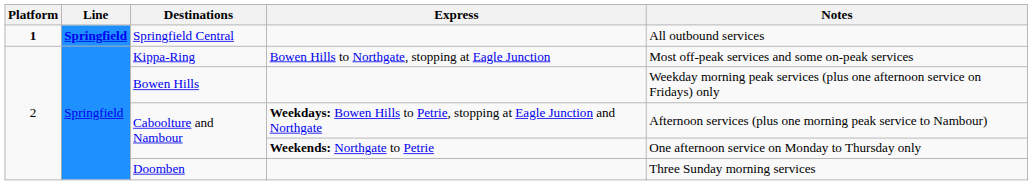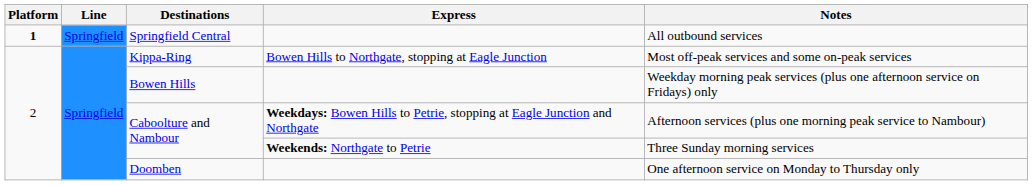(96, 35) bold -> (94, 35) normal
(785, 148) One afternoon service on Monday to Thursday only -> (731, 148) Three Sunday morning services
(732, 169) Three Sunday morning services -> (783, 169) One afternoon service on Monday to Thursday only
